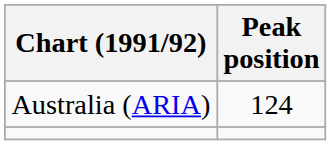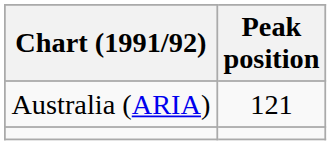(271, 103) 124 -> (271, 103) 121
